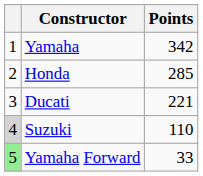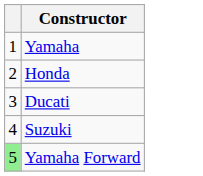- column: (171, 18)
(13, 129) lightgrey background -> (13, 129) no background
